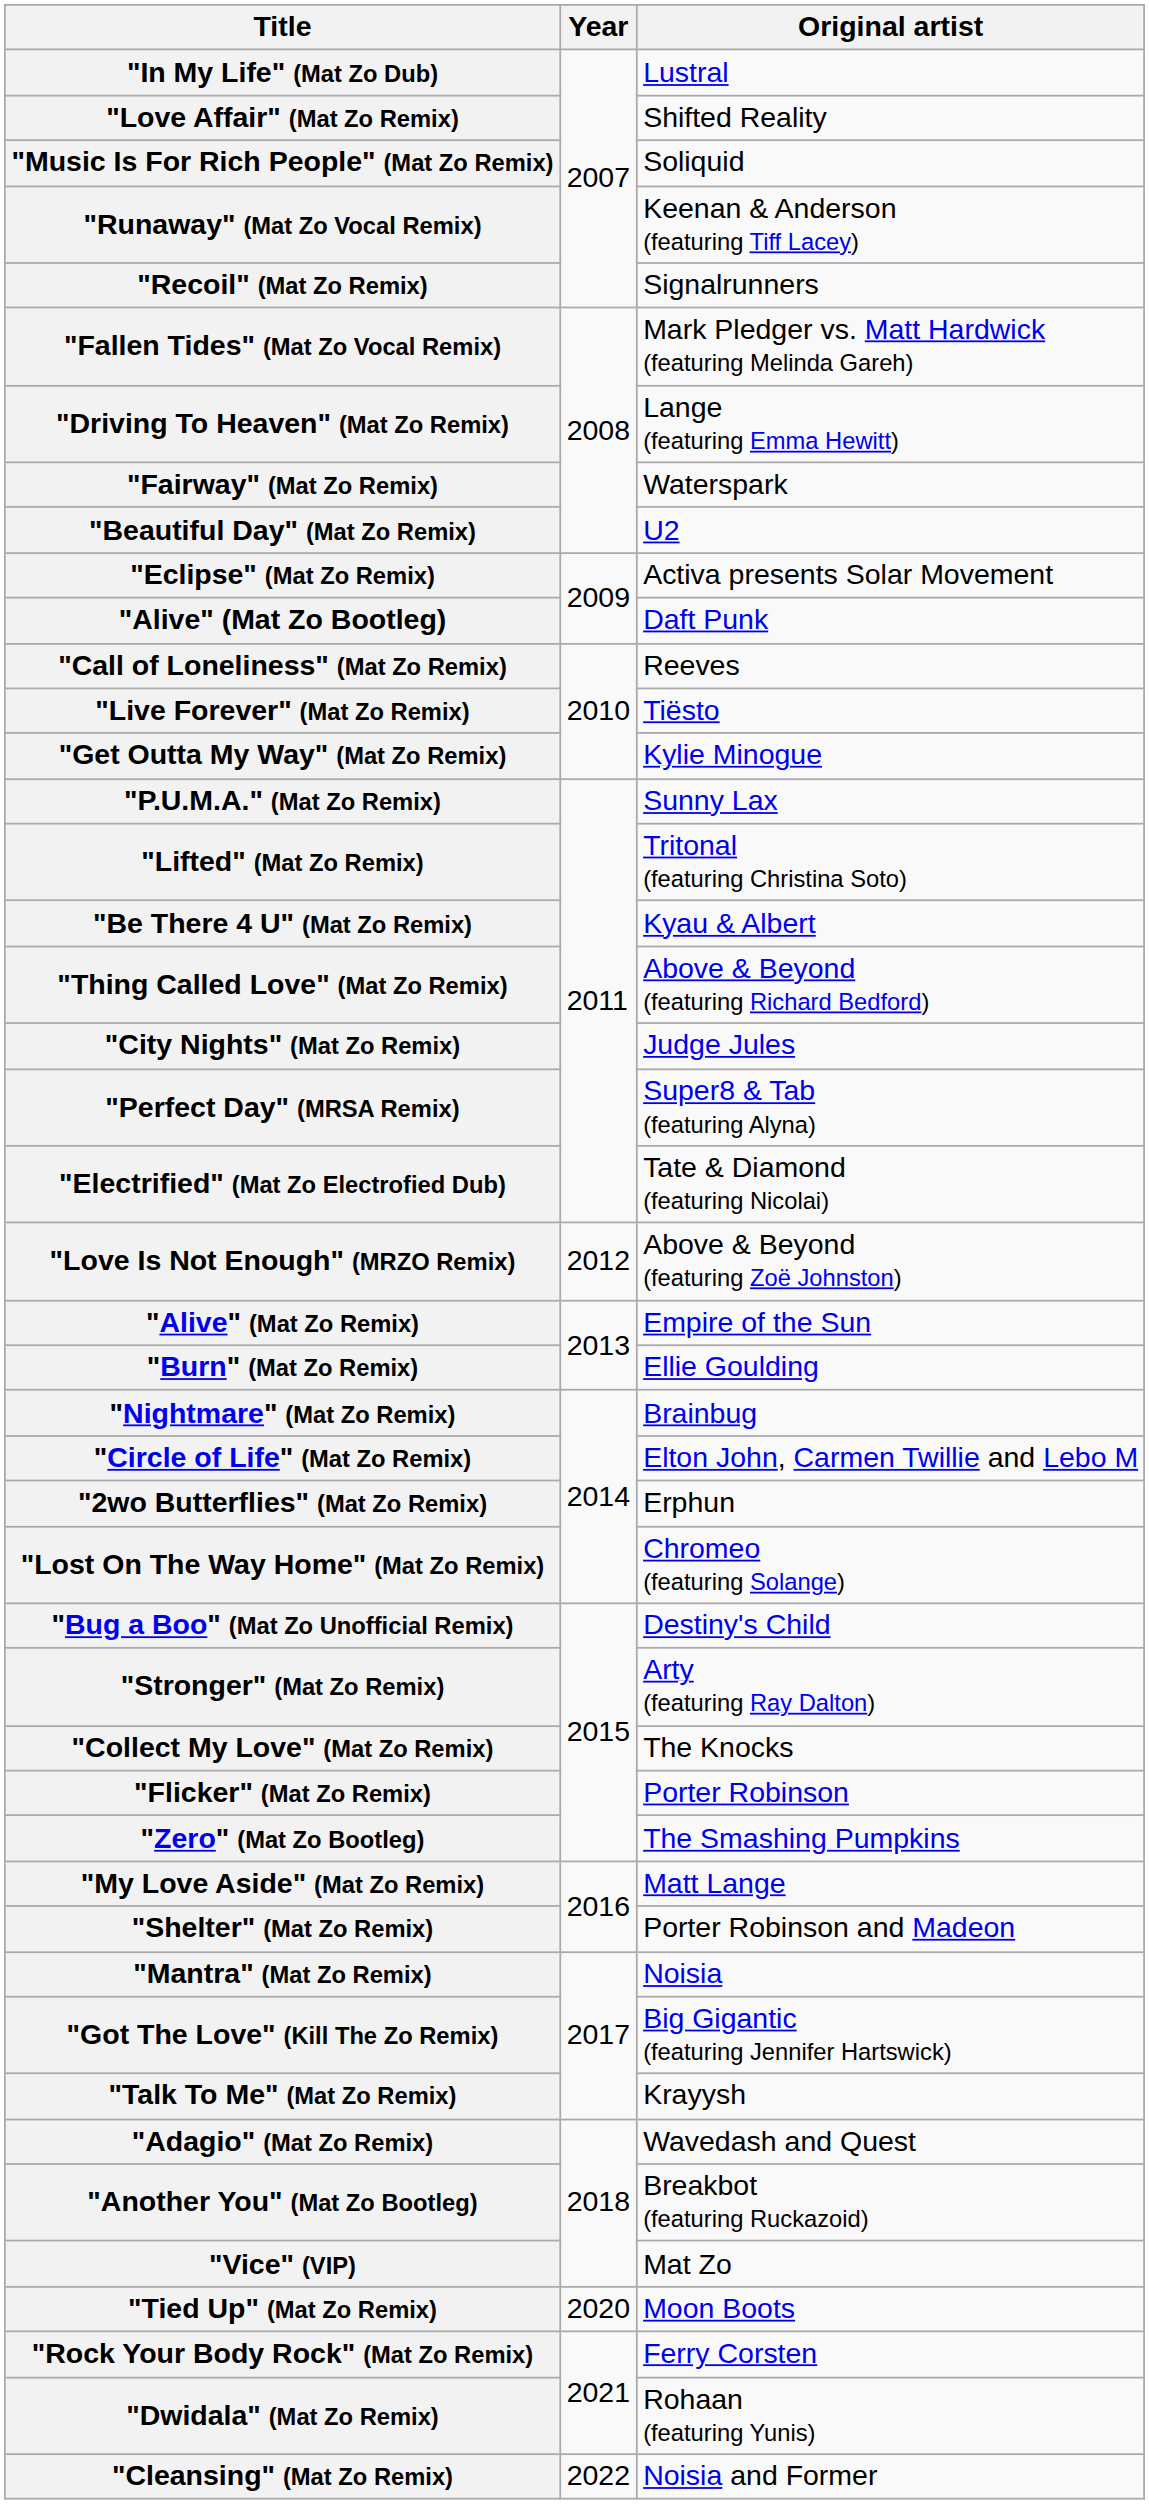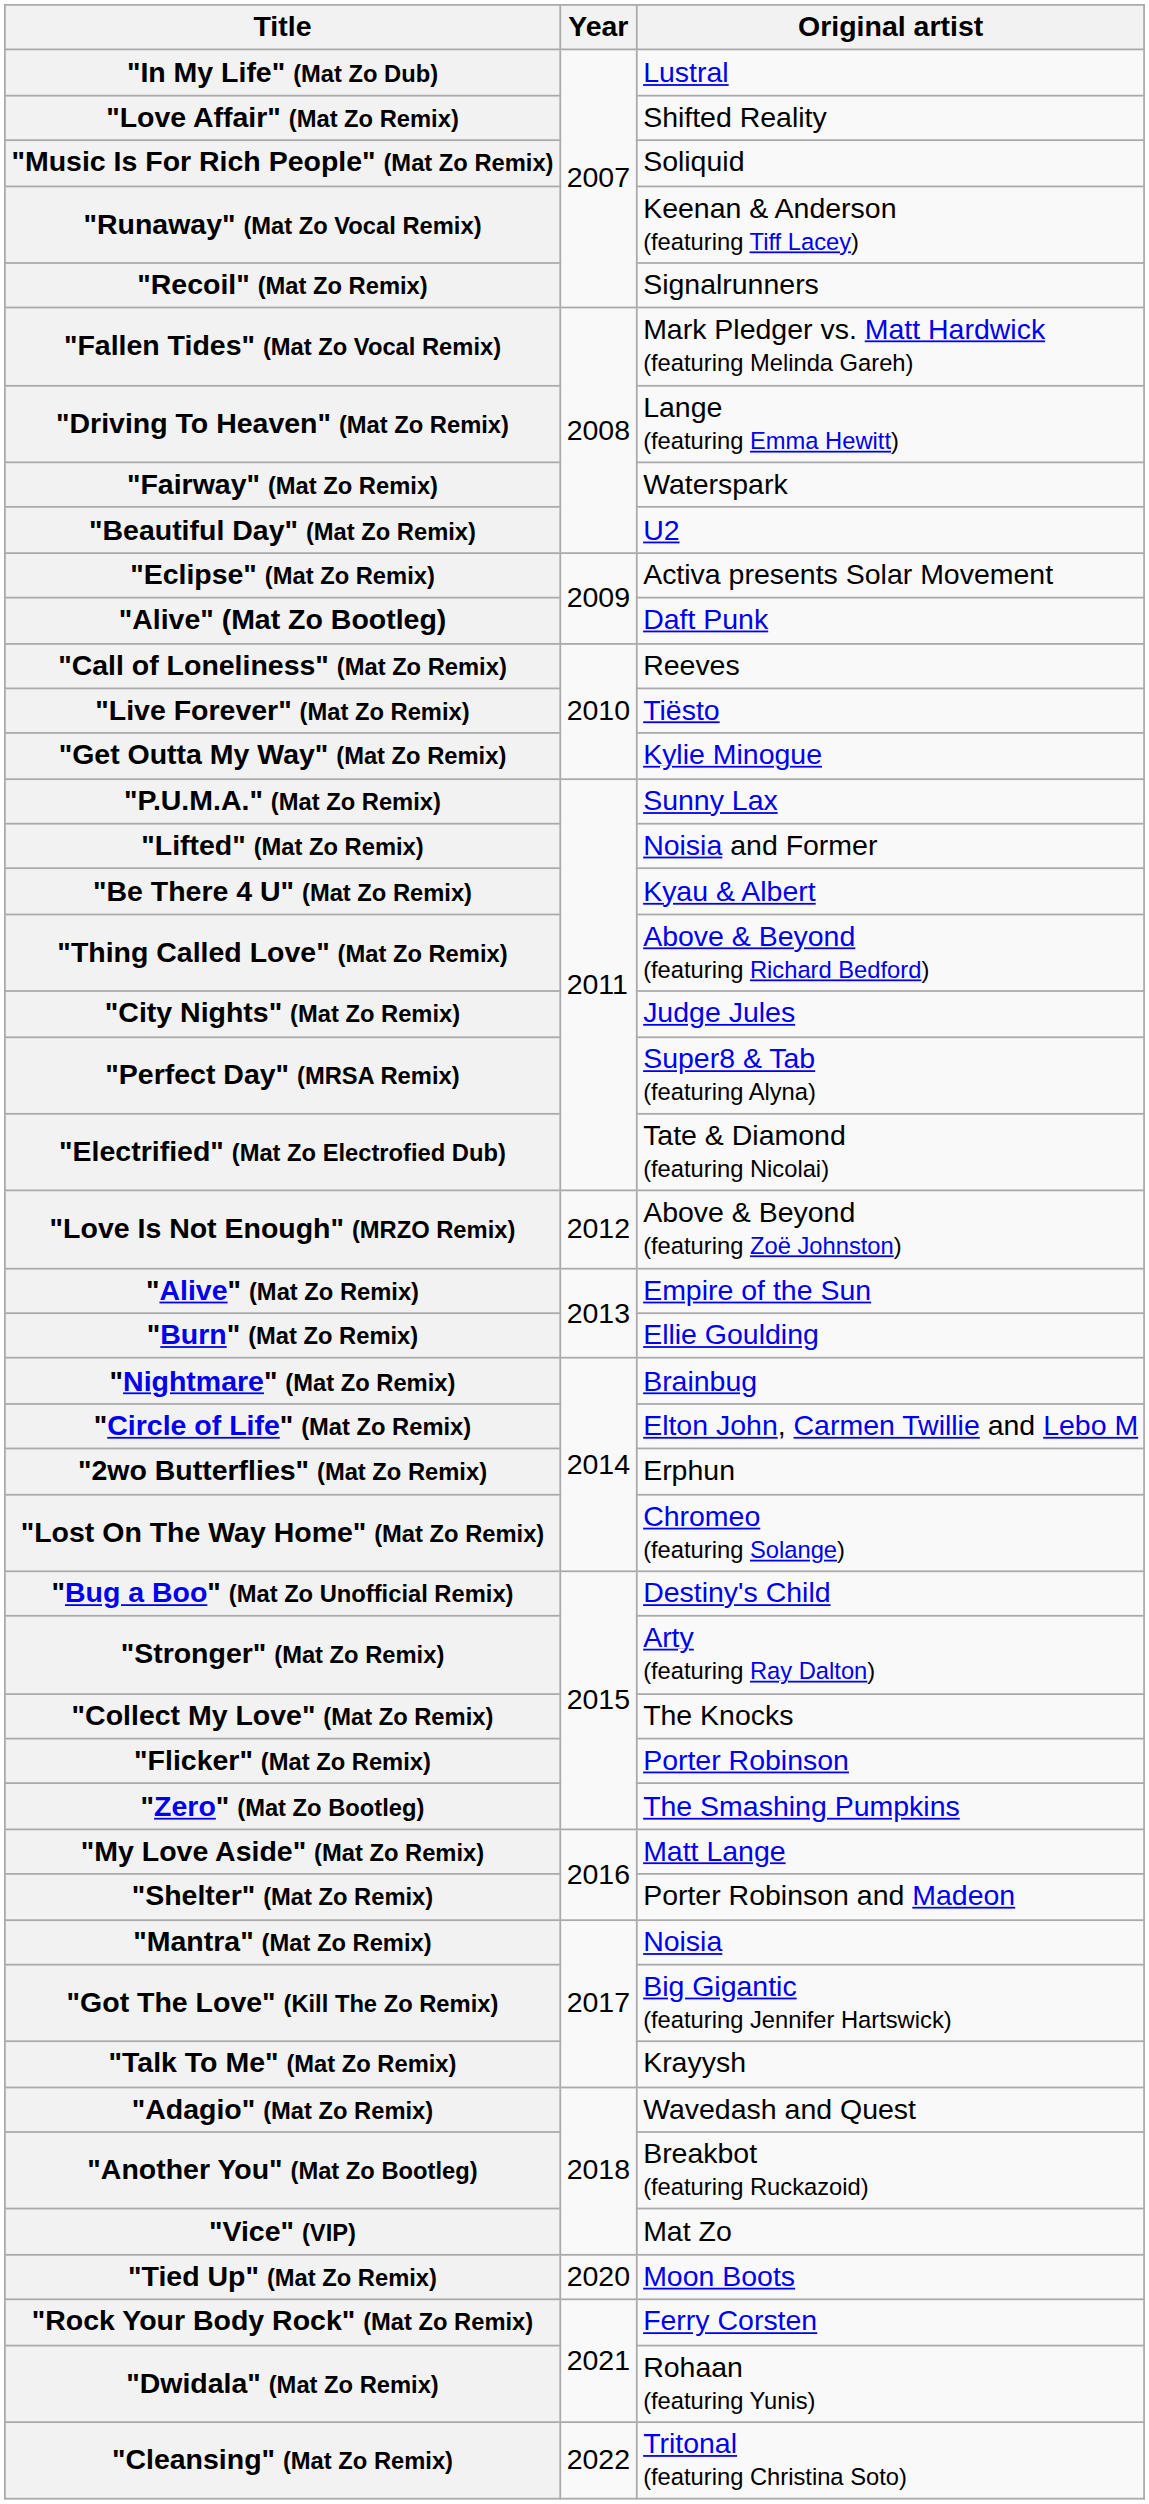(775, 861) Tritonal (featuring Christina Soto) -> (760, 845) Noisia and Former
(760, 2476) Noisia and Former -> (775, 2460) Tritonal (featuring Christina Soto)
